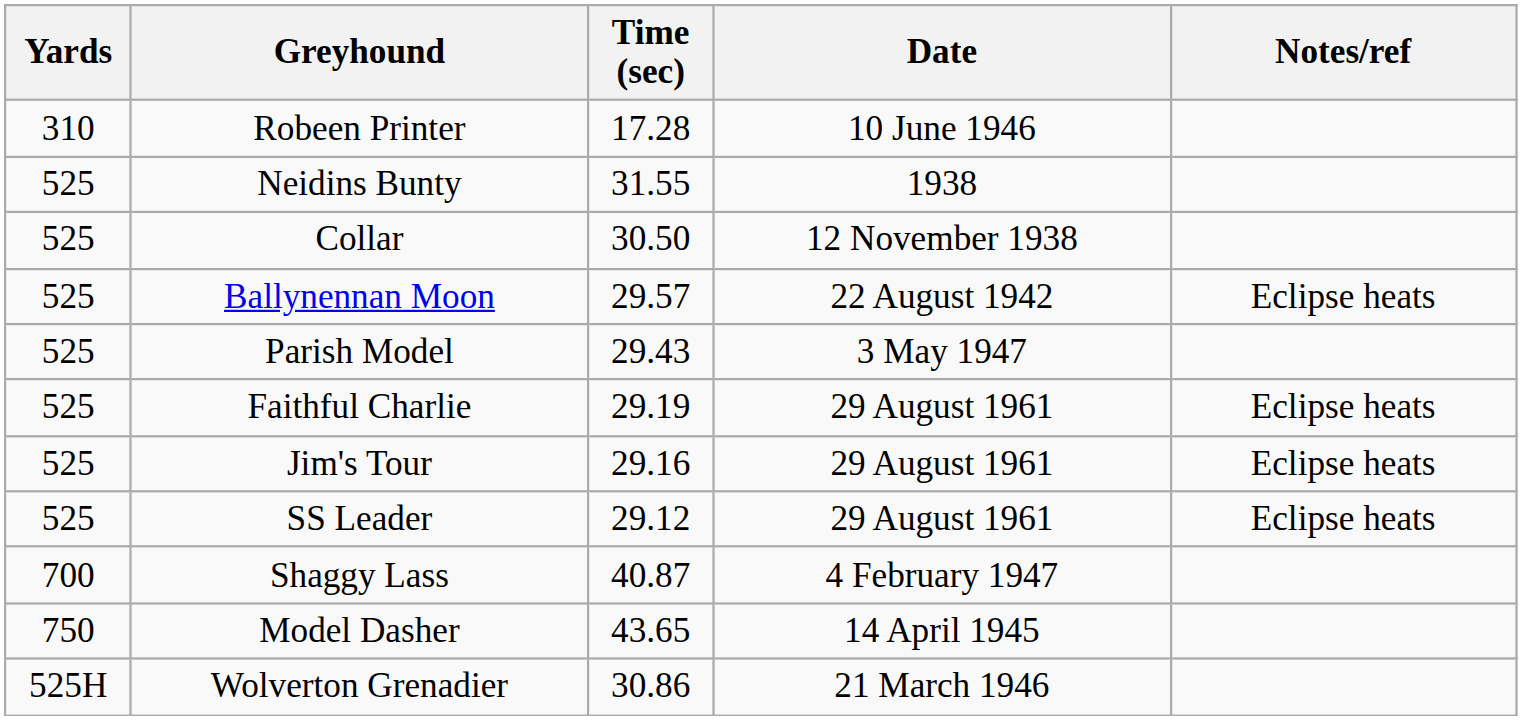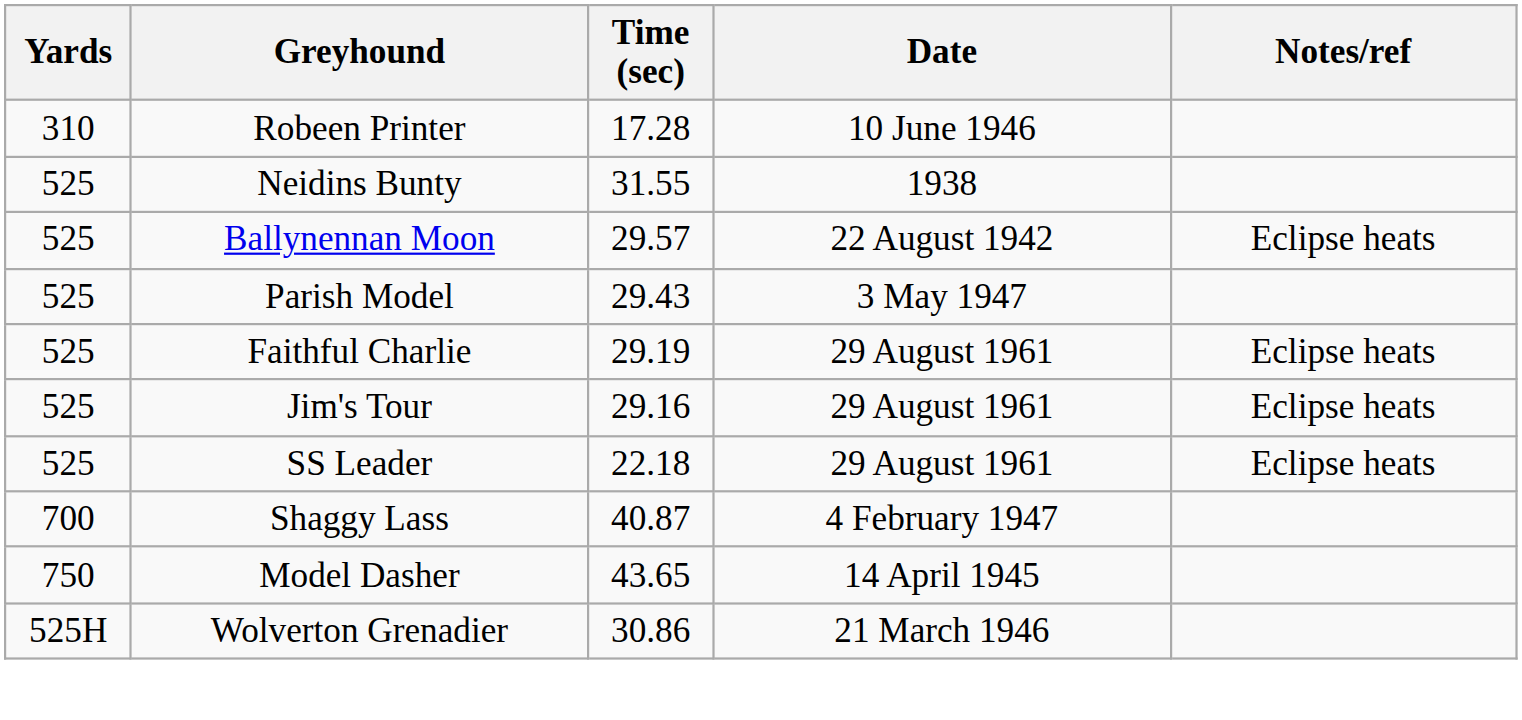- row: (359, 239)
(651, 518) 29.12 -> (651, 462) 22.18
